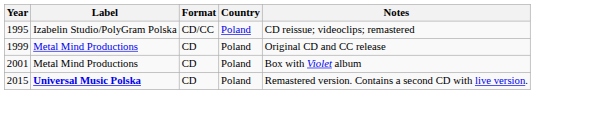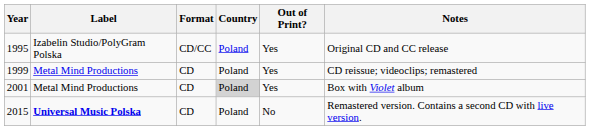+ column: (292, 19)
(340, 30) CD reissue; videoclips; remastered -> (388, 48) Original CD and CC release
(325, 47) Original CD and CC release -> (402, 71) CD reissue; videoclips; remastered
(236, 64) no background -> (233, 88) lightgrey background
